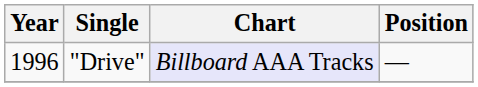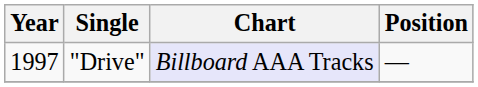(34, 61) 1996 -> (34, 61) 1997
